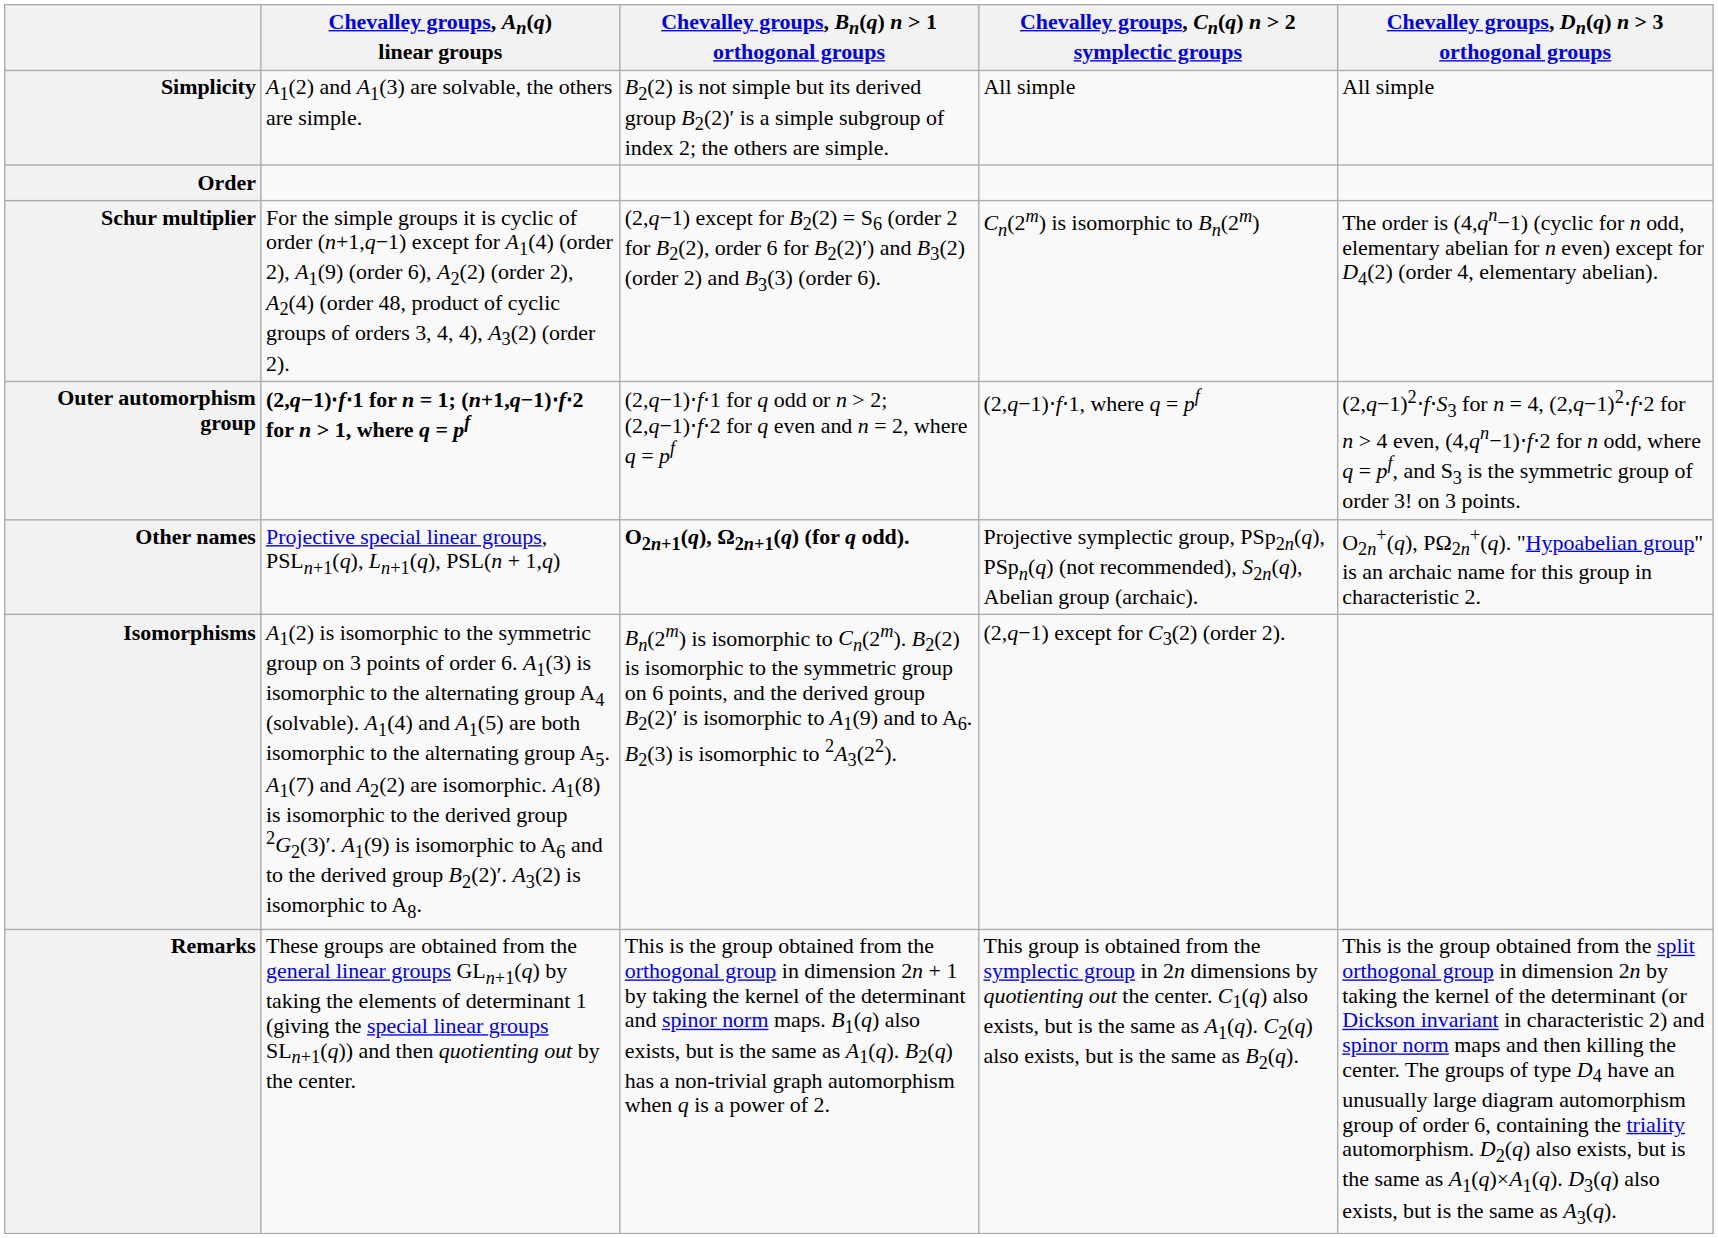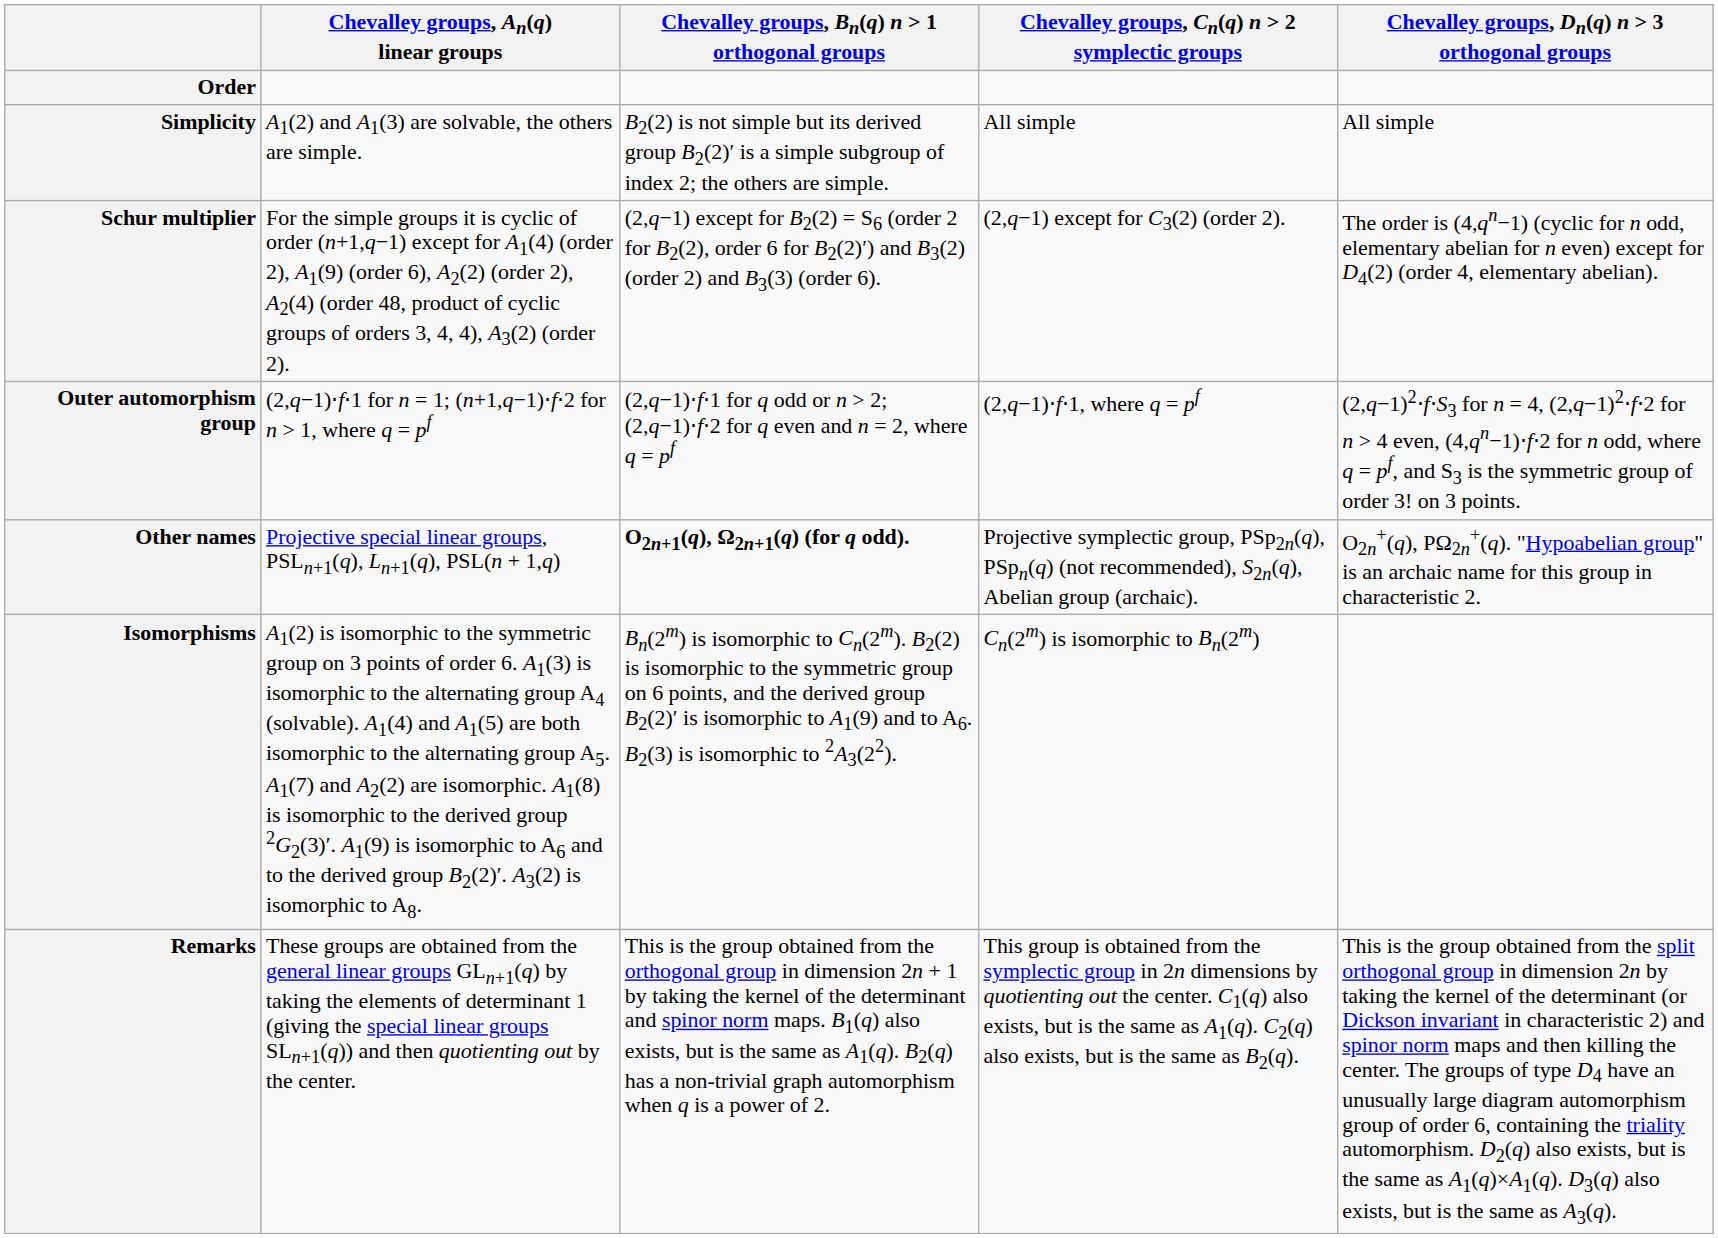rows swapped: (208, 87) <-> (227, 182)
(1122, 223) Cn(2m) is isomorphic to Bn(2m) -> (1135, 220) (2,q−1) except for C3(2) (order 2).
(425, 415) bold -> (436, 415) normal
(1135, 634) (2,q−1) except for C3(2) (order 2). -> (1122, 637) Cn(2m) is isomorphic to Bn(2m)
